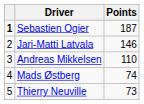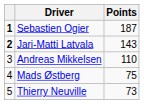(9, 44) normal -> (9, 44) bold
(129, 44) 146 -> (129, 44) 143
(131, 76) 74 -> (131, 76) 75
